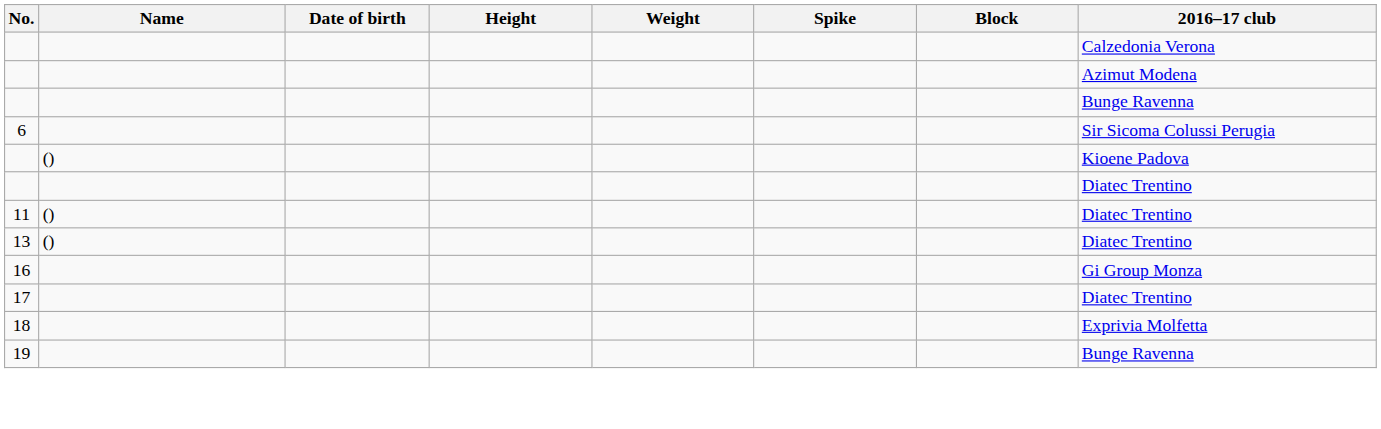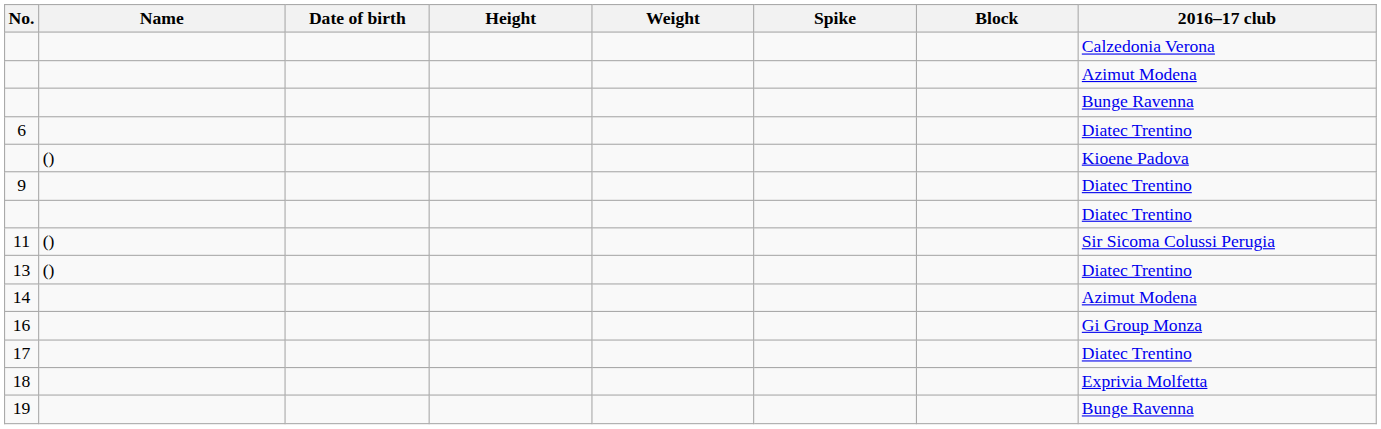(1178, 130) Sir Sicoma Colussi Perugia -> (1137, 130) Diatec Trentino
+ row: (22, 185)
(1137, 213) Diatec Trentino -> (1178, 241) Sir Sicoma Colussi Perugia
+ row: (22, 297)
